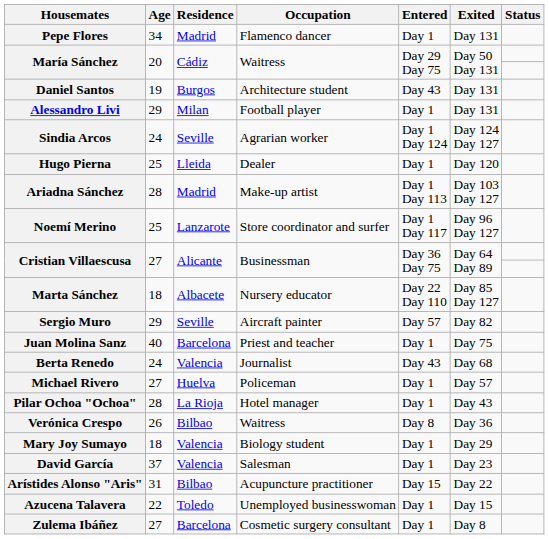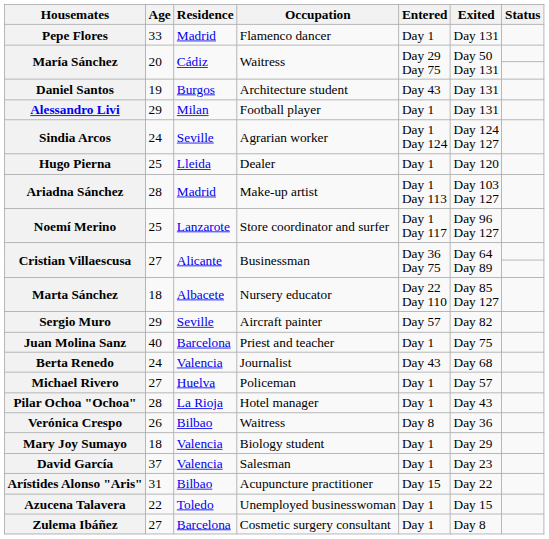(155, 35) 34 -> (155, 35) 33
